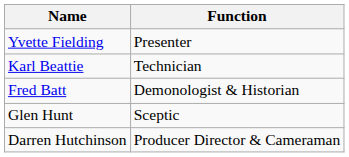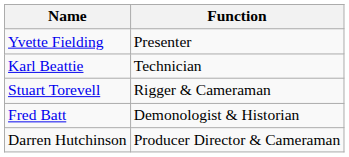+ row: (54, 90)
- row: (41, 115)
